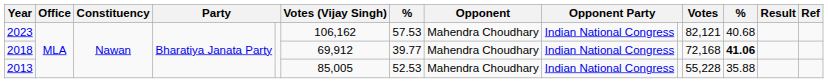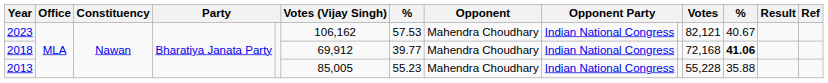(741, 31) 40.68 -> (741, 31) 40.67
(407, 68) 52.53 -> (407, 68) 55.23
